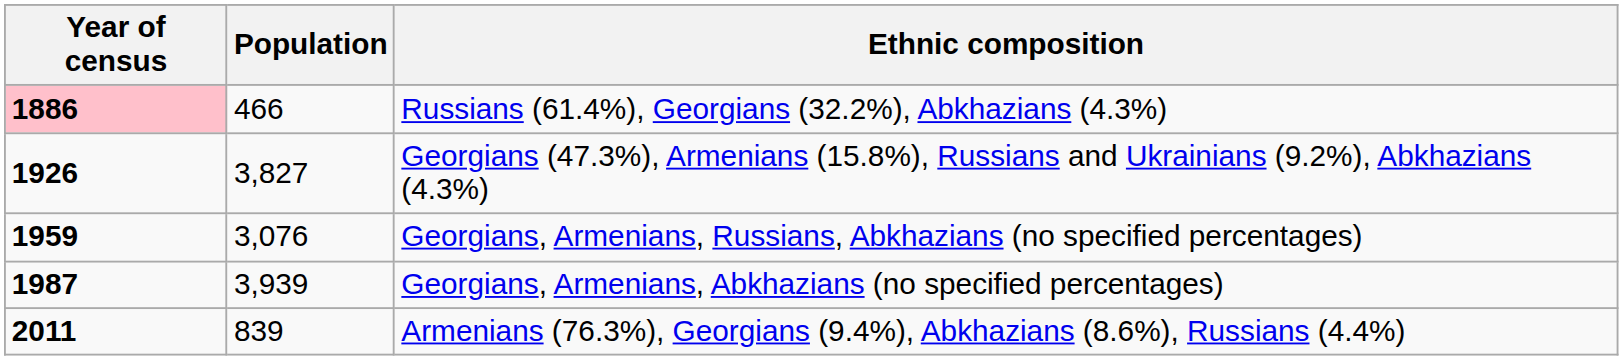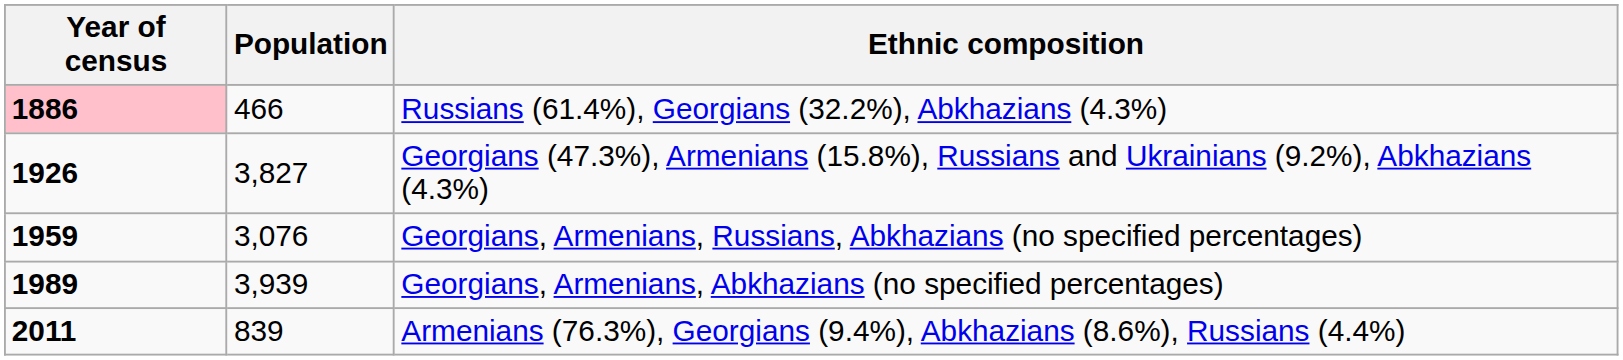(45, 283) 1987 -> (45, 283) 1989
